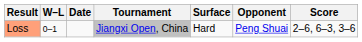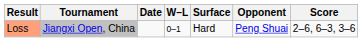columns swapped: (54, 12) <-> (142, 12)
